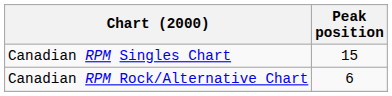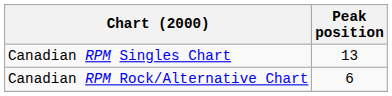(349, 56) 15 -> (349, 56) 13
